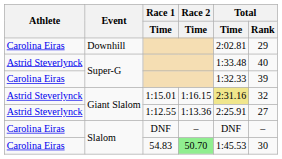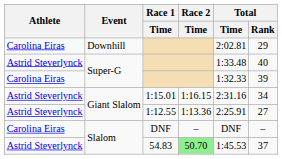(231, 96) khaki background -> (231, 96) no background
(263, 96) 32 -> (263, 96) 34
(36, 146) Carolina Eiras -> (45, 146) Astrid Steverlynck
(263, 146) 30 -> (263, 146) 37
